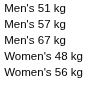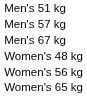+ row: (44, 87)
